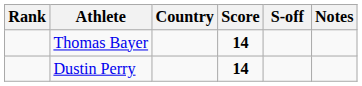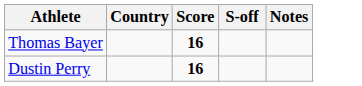- column: (27, 17)
(240, 42) 14 -> (195, 42) 16
(240, 68) 14 -> (195, 68) 16
